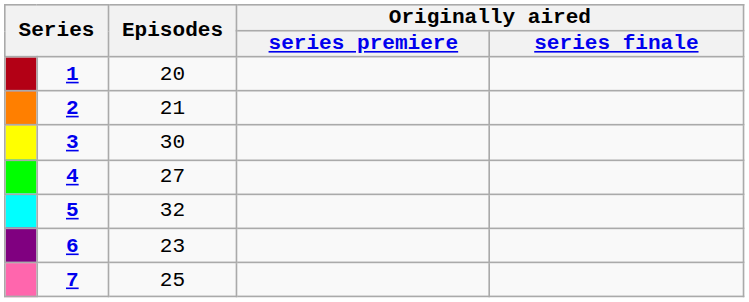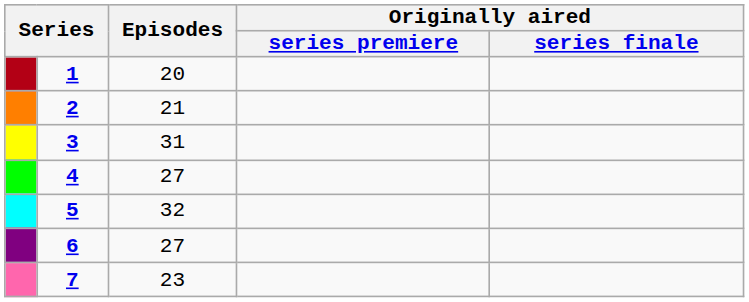(173, 142) 30 -> (173, 142) 31
(173, 245) 23 -> (173, 245) 27
(173, 280) 25 -> (173, 280) 23
